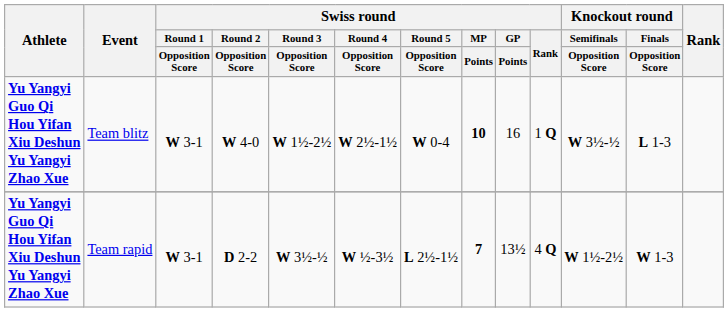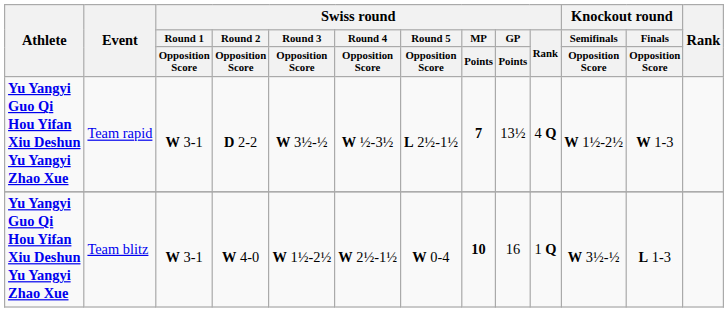rows swapped: (118, 133) <-> (120, 248)
